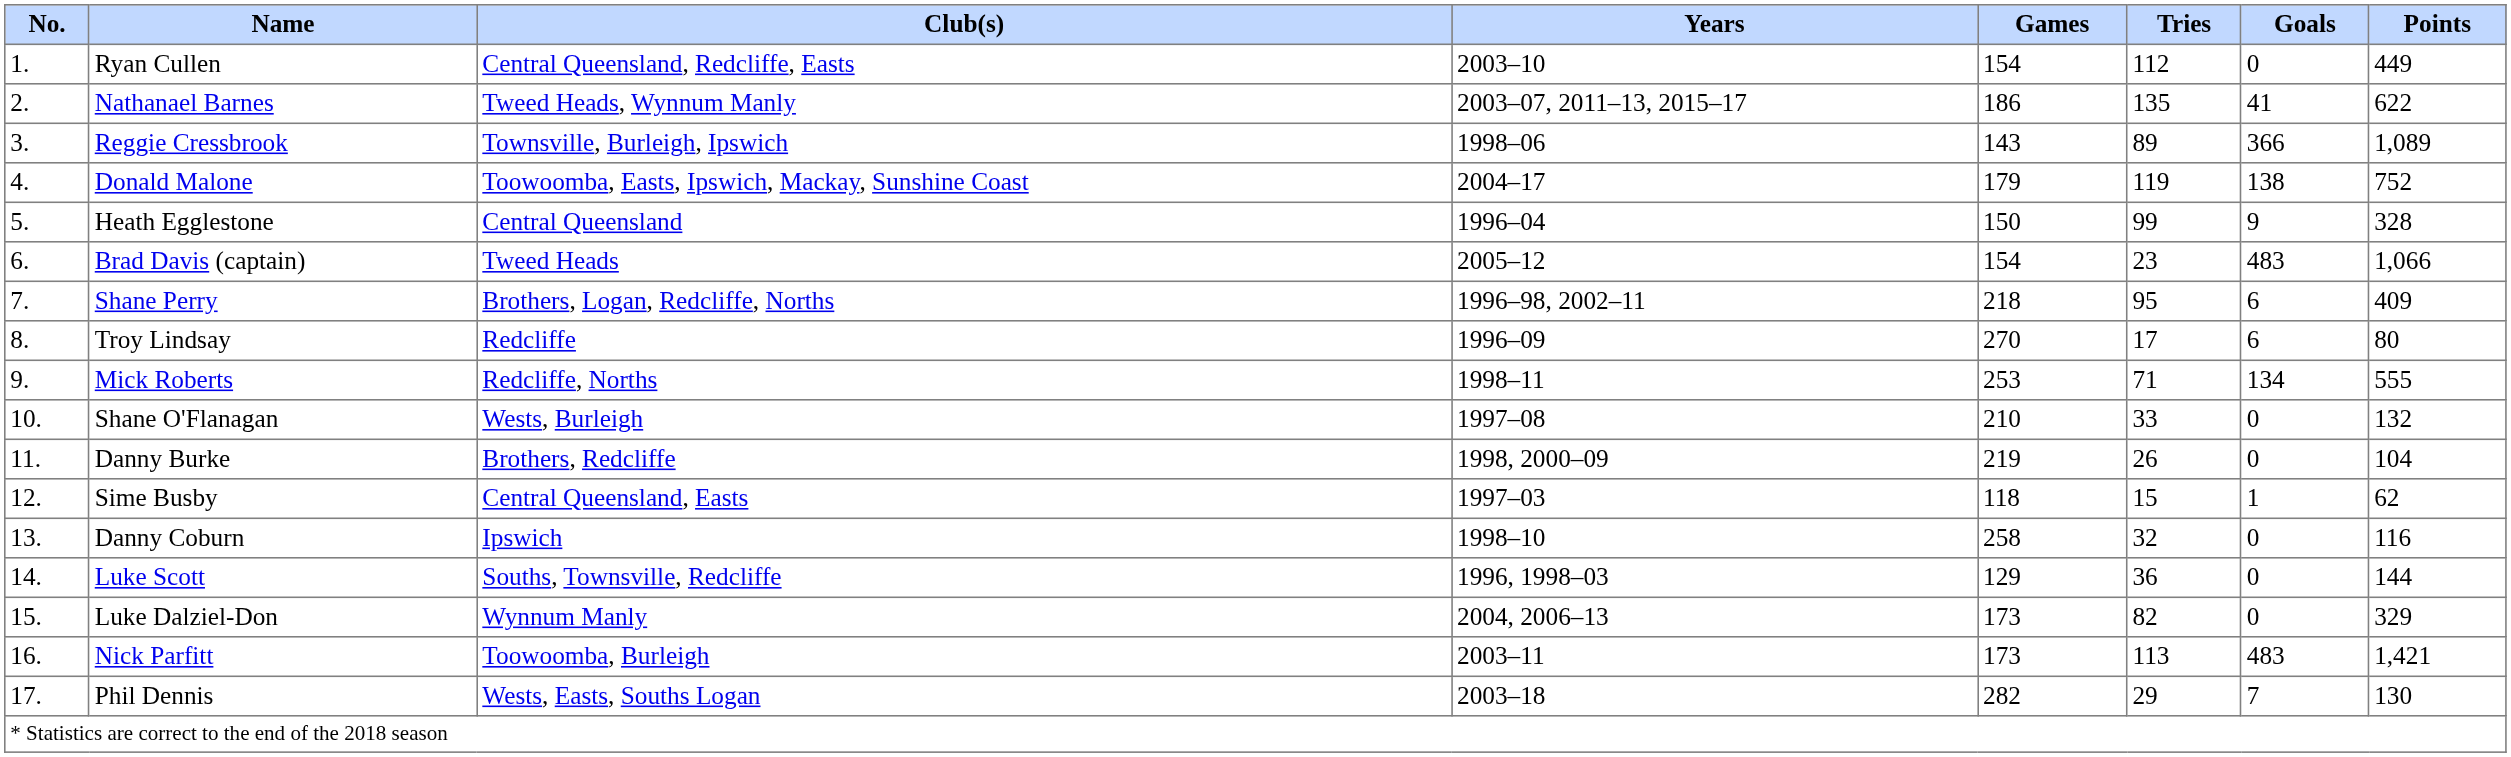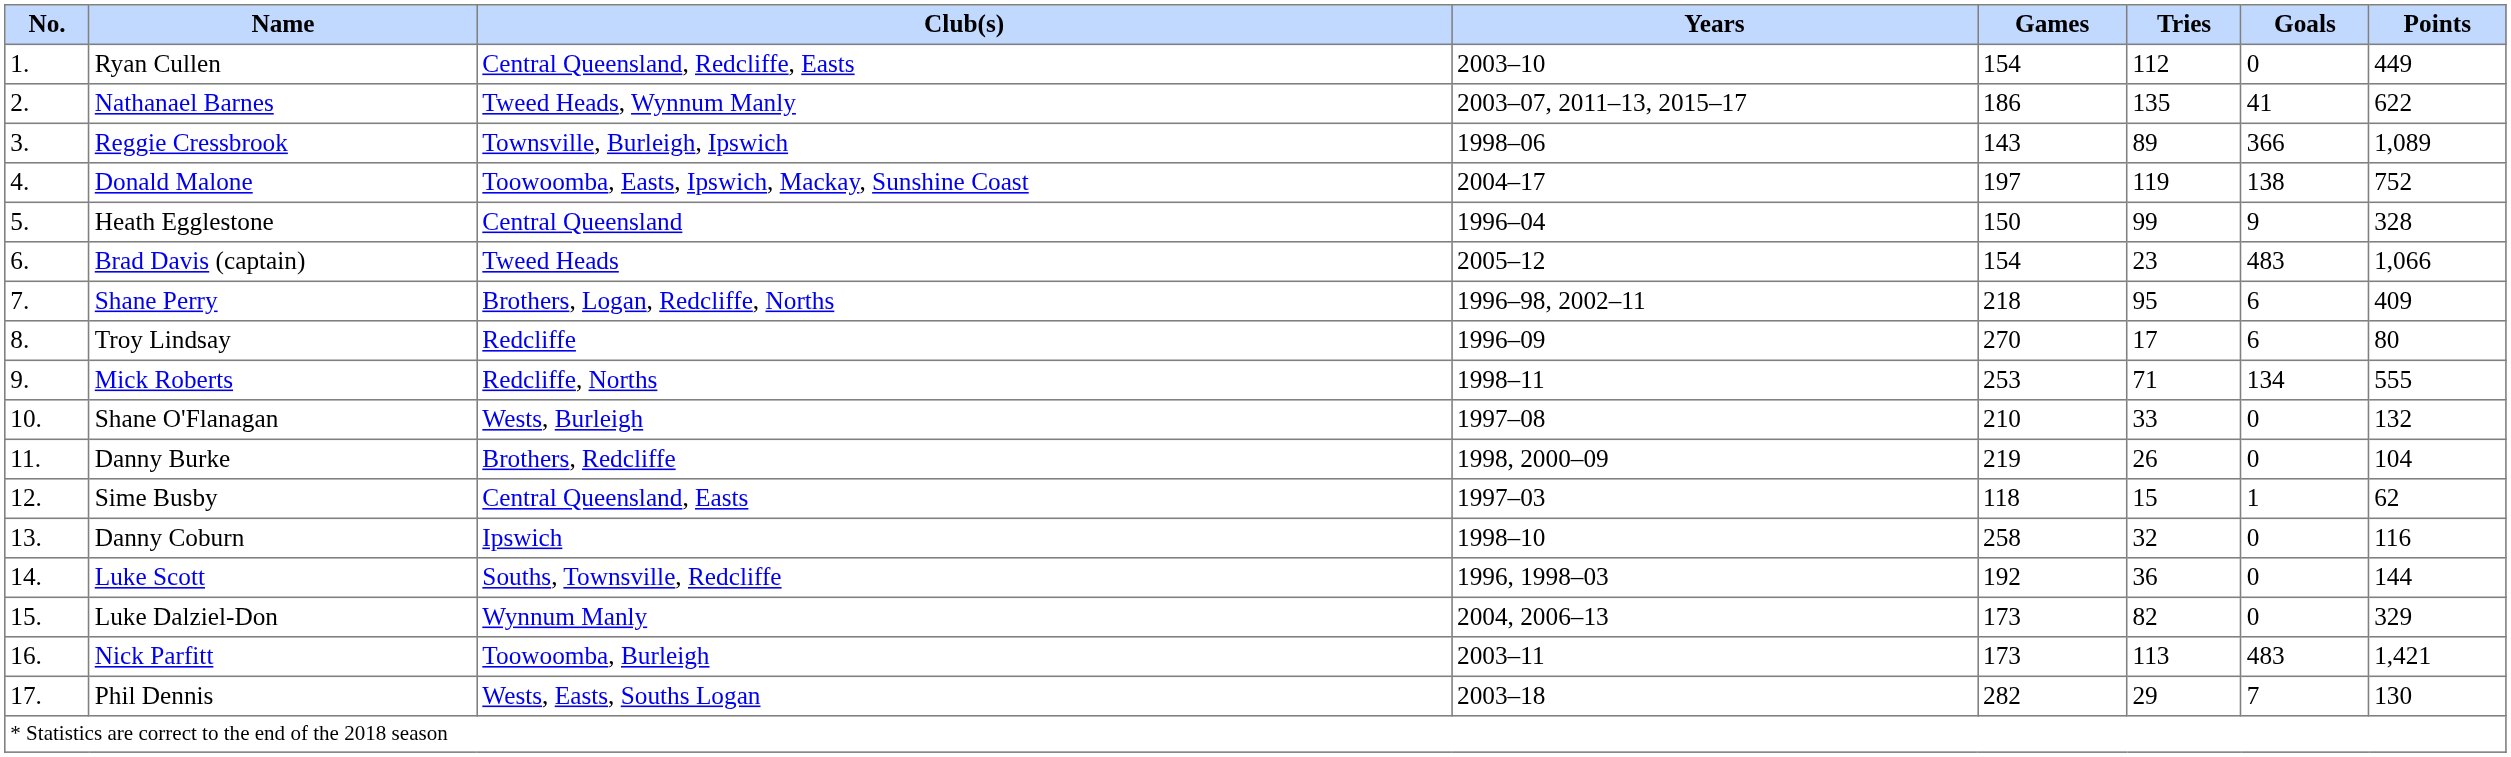(2002, 182) 179 -> (2002, 182) 197
(2002, 577) 129 -> (2002, 577) 192
